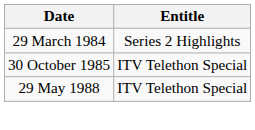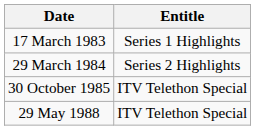+ row: (59, 40)
